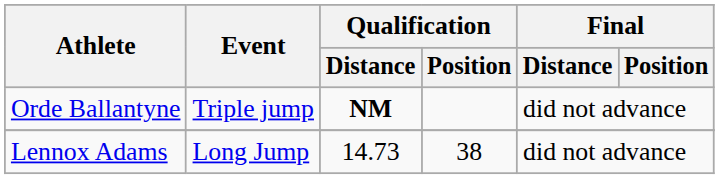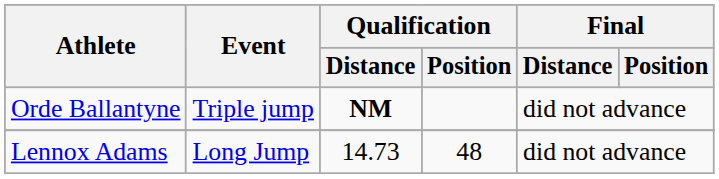(469, 151) 38 -> (469, 151) 48
